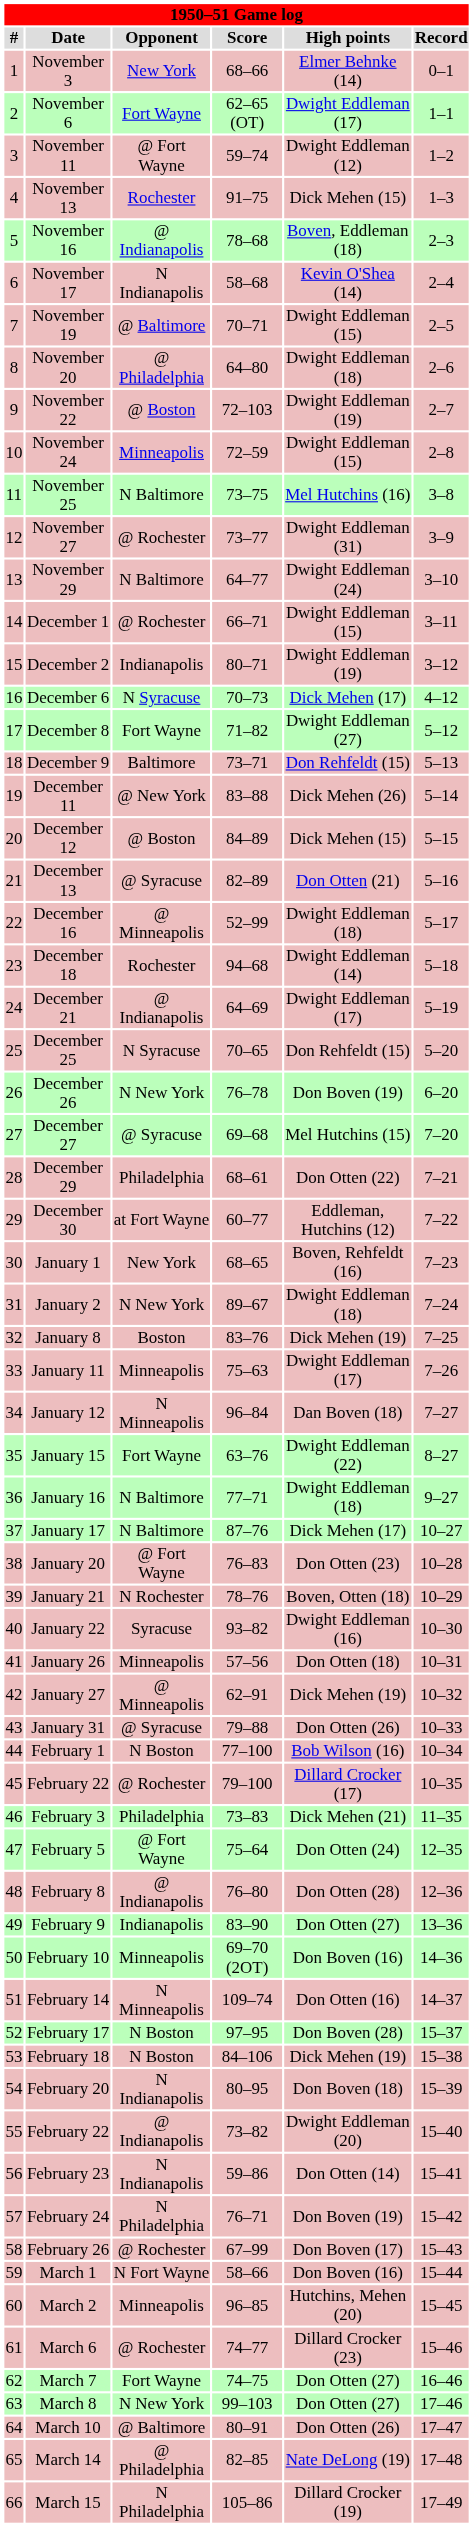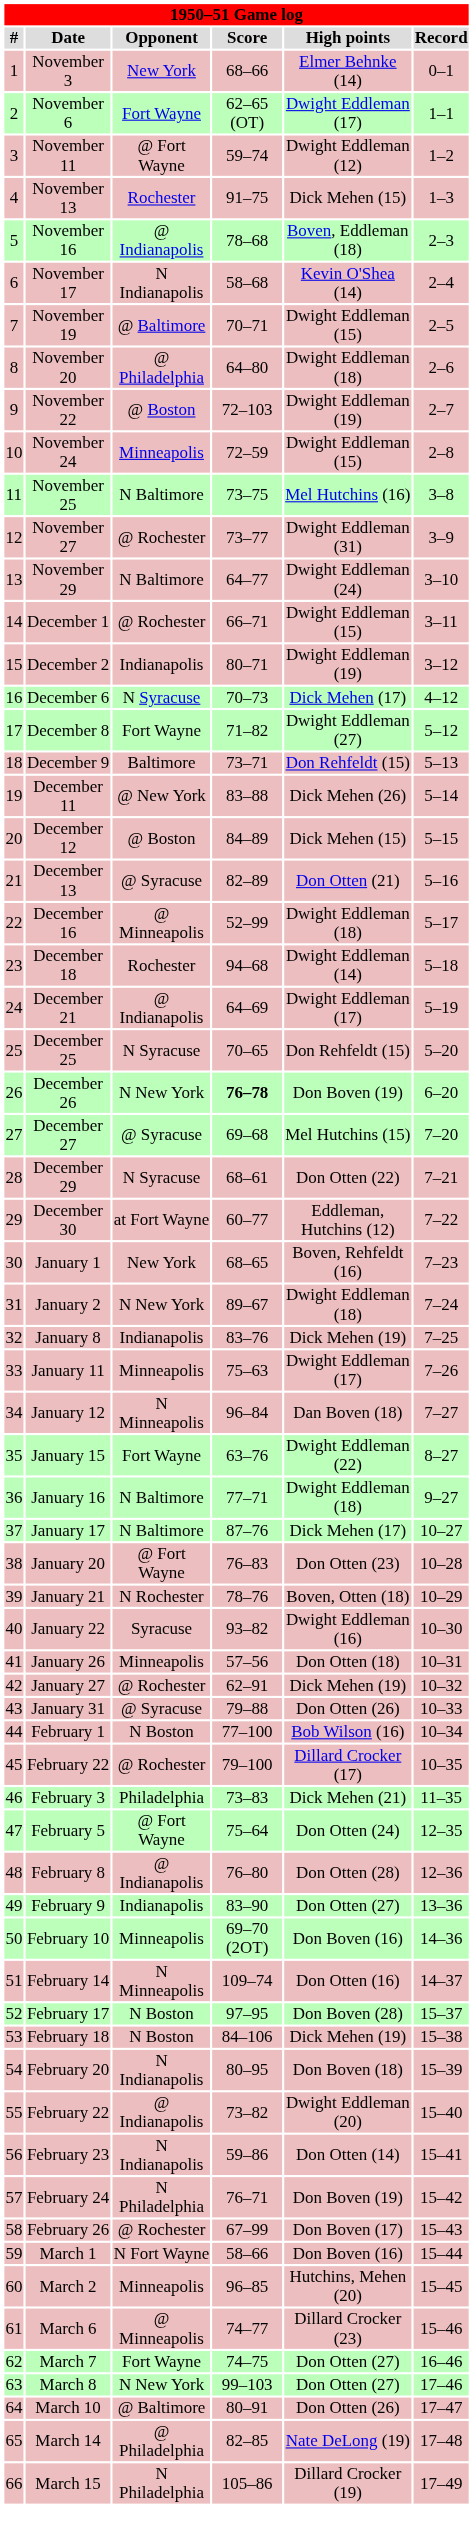(247, 1092) normal -> (247, 1092) bold
(162, 1177) Philadelphia -> (162, 1177) N Syracuse
(162, 1337) Boston -> (162, 1337) Indianapolis
(162, 1694) @ Minneapolis -> (162, 1685) @ Rochester
(162, 2347) @ Rochester -> (162, 2328) @ Minneapolis
